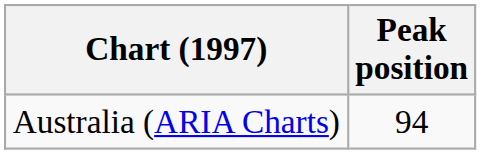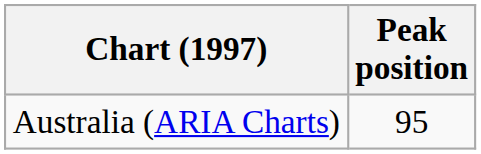(412, 121) 94 -> (412, 121) 95
